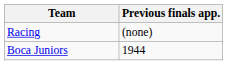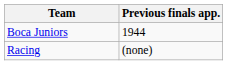rows swapped: (24, 32) <-> (37, 50)
